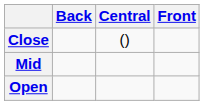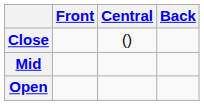columns swapped: (177, 16) <-> (74, 16)
